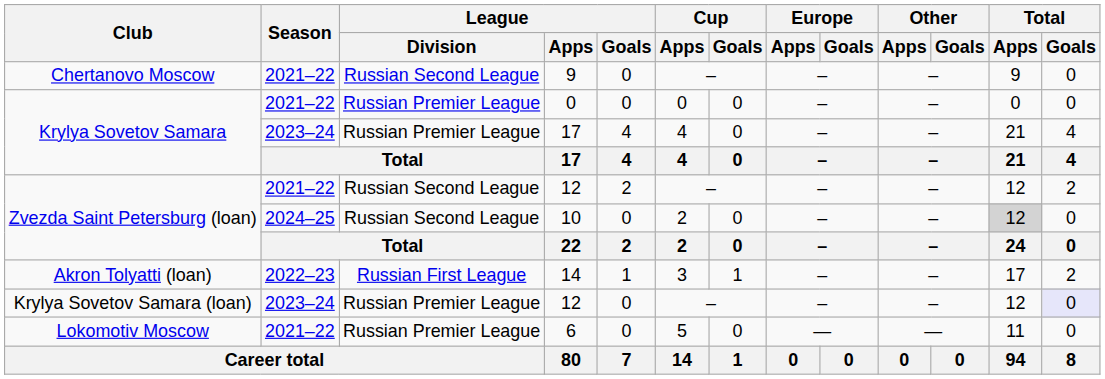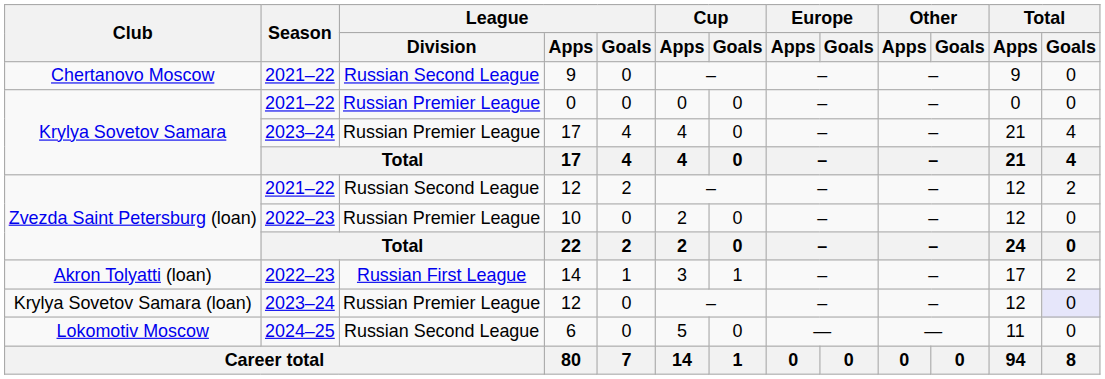(300, 217) 2024–25 -> (300, 217) 2022–23
(442, 217) Russian Second League -> (442, 217) Russian Premier League
(1015, 217) lightgrey background -> (1015, 217) no background
(300, 331) 2021–22 -> (300, 331) 2024–25
(442, 331) Russian Premier League -> (442, 331) Russian Second League
